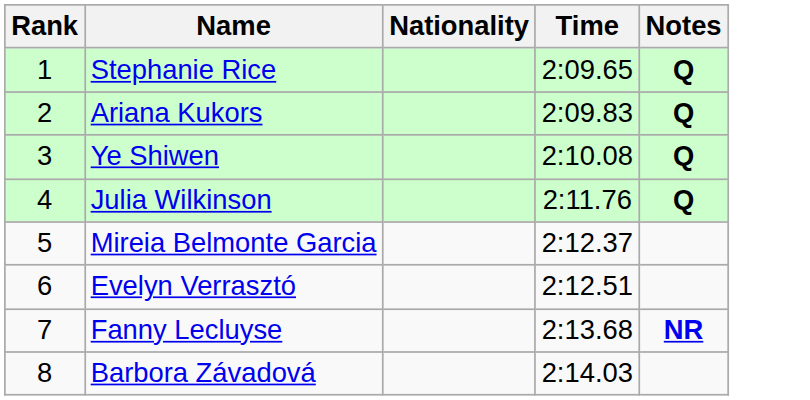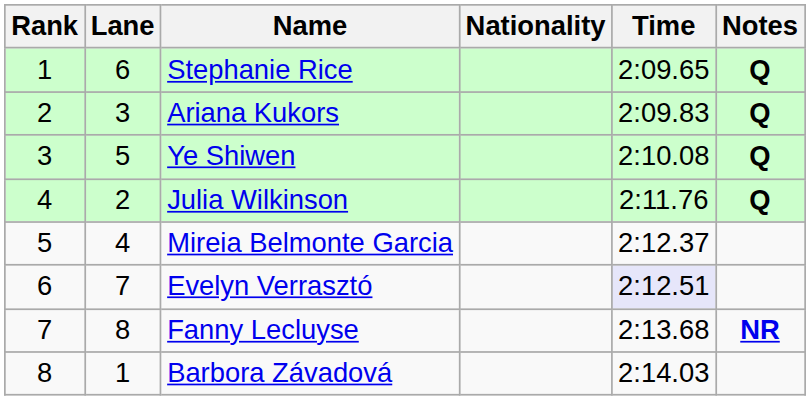+ column: (123, 26)
(587, 286) no background -> (664, 286) lavender background
